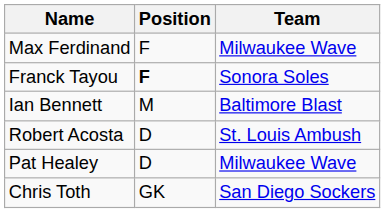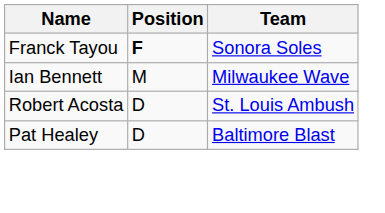- row: (70, 47)
(281, 105) Baltimore Blast -> (281, 76) Milwaukee Wave
(288, 163) Milwaukee Wave -> (273, 134) Baltimore Blast
- row: (50, 192)
